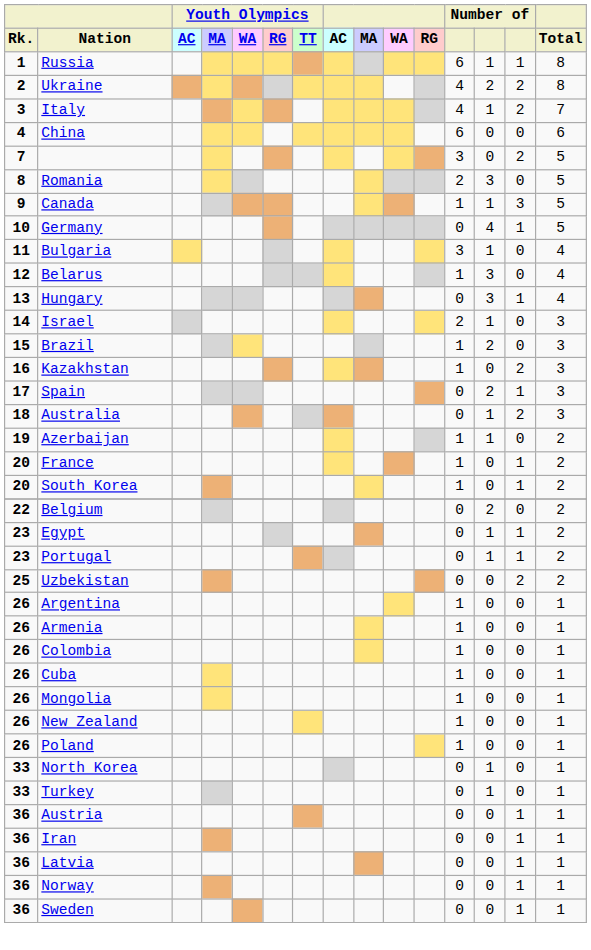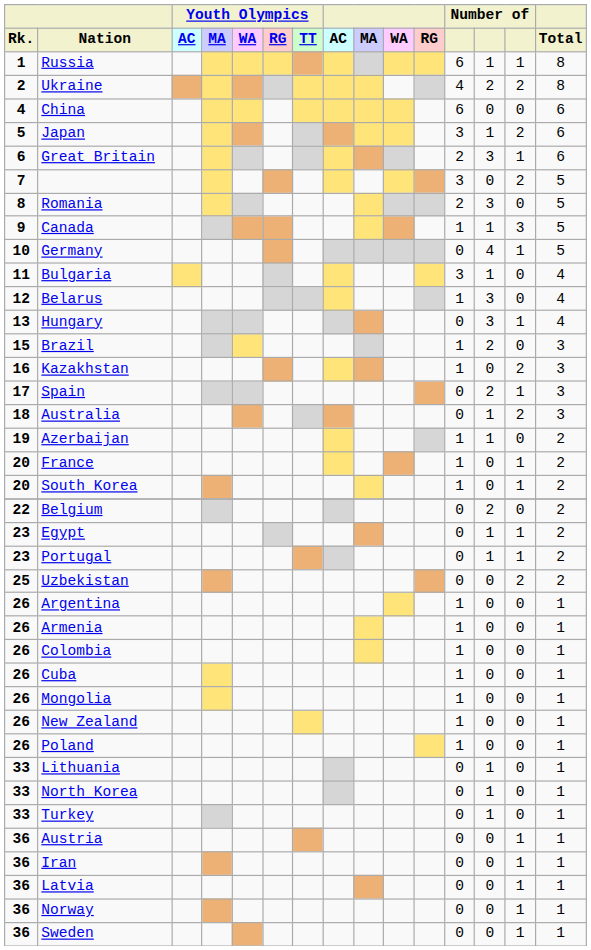- row: (21, 110)
+ row: (21, 134)
+ row: (21, 158)
- row: (21, 322)
+ row: (21, 769)
